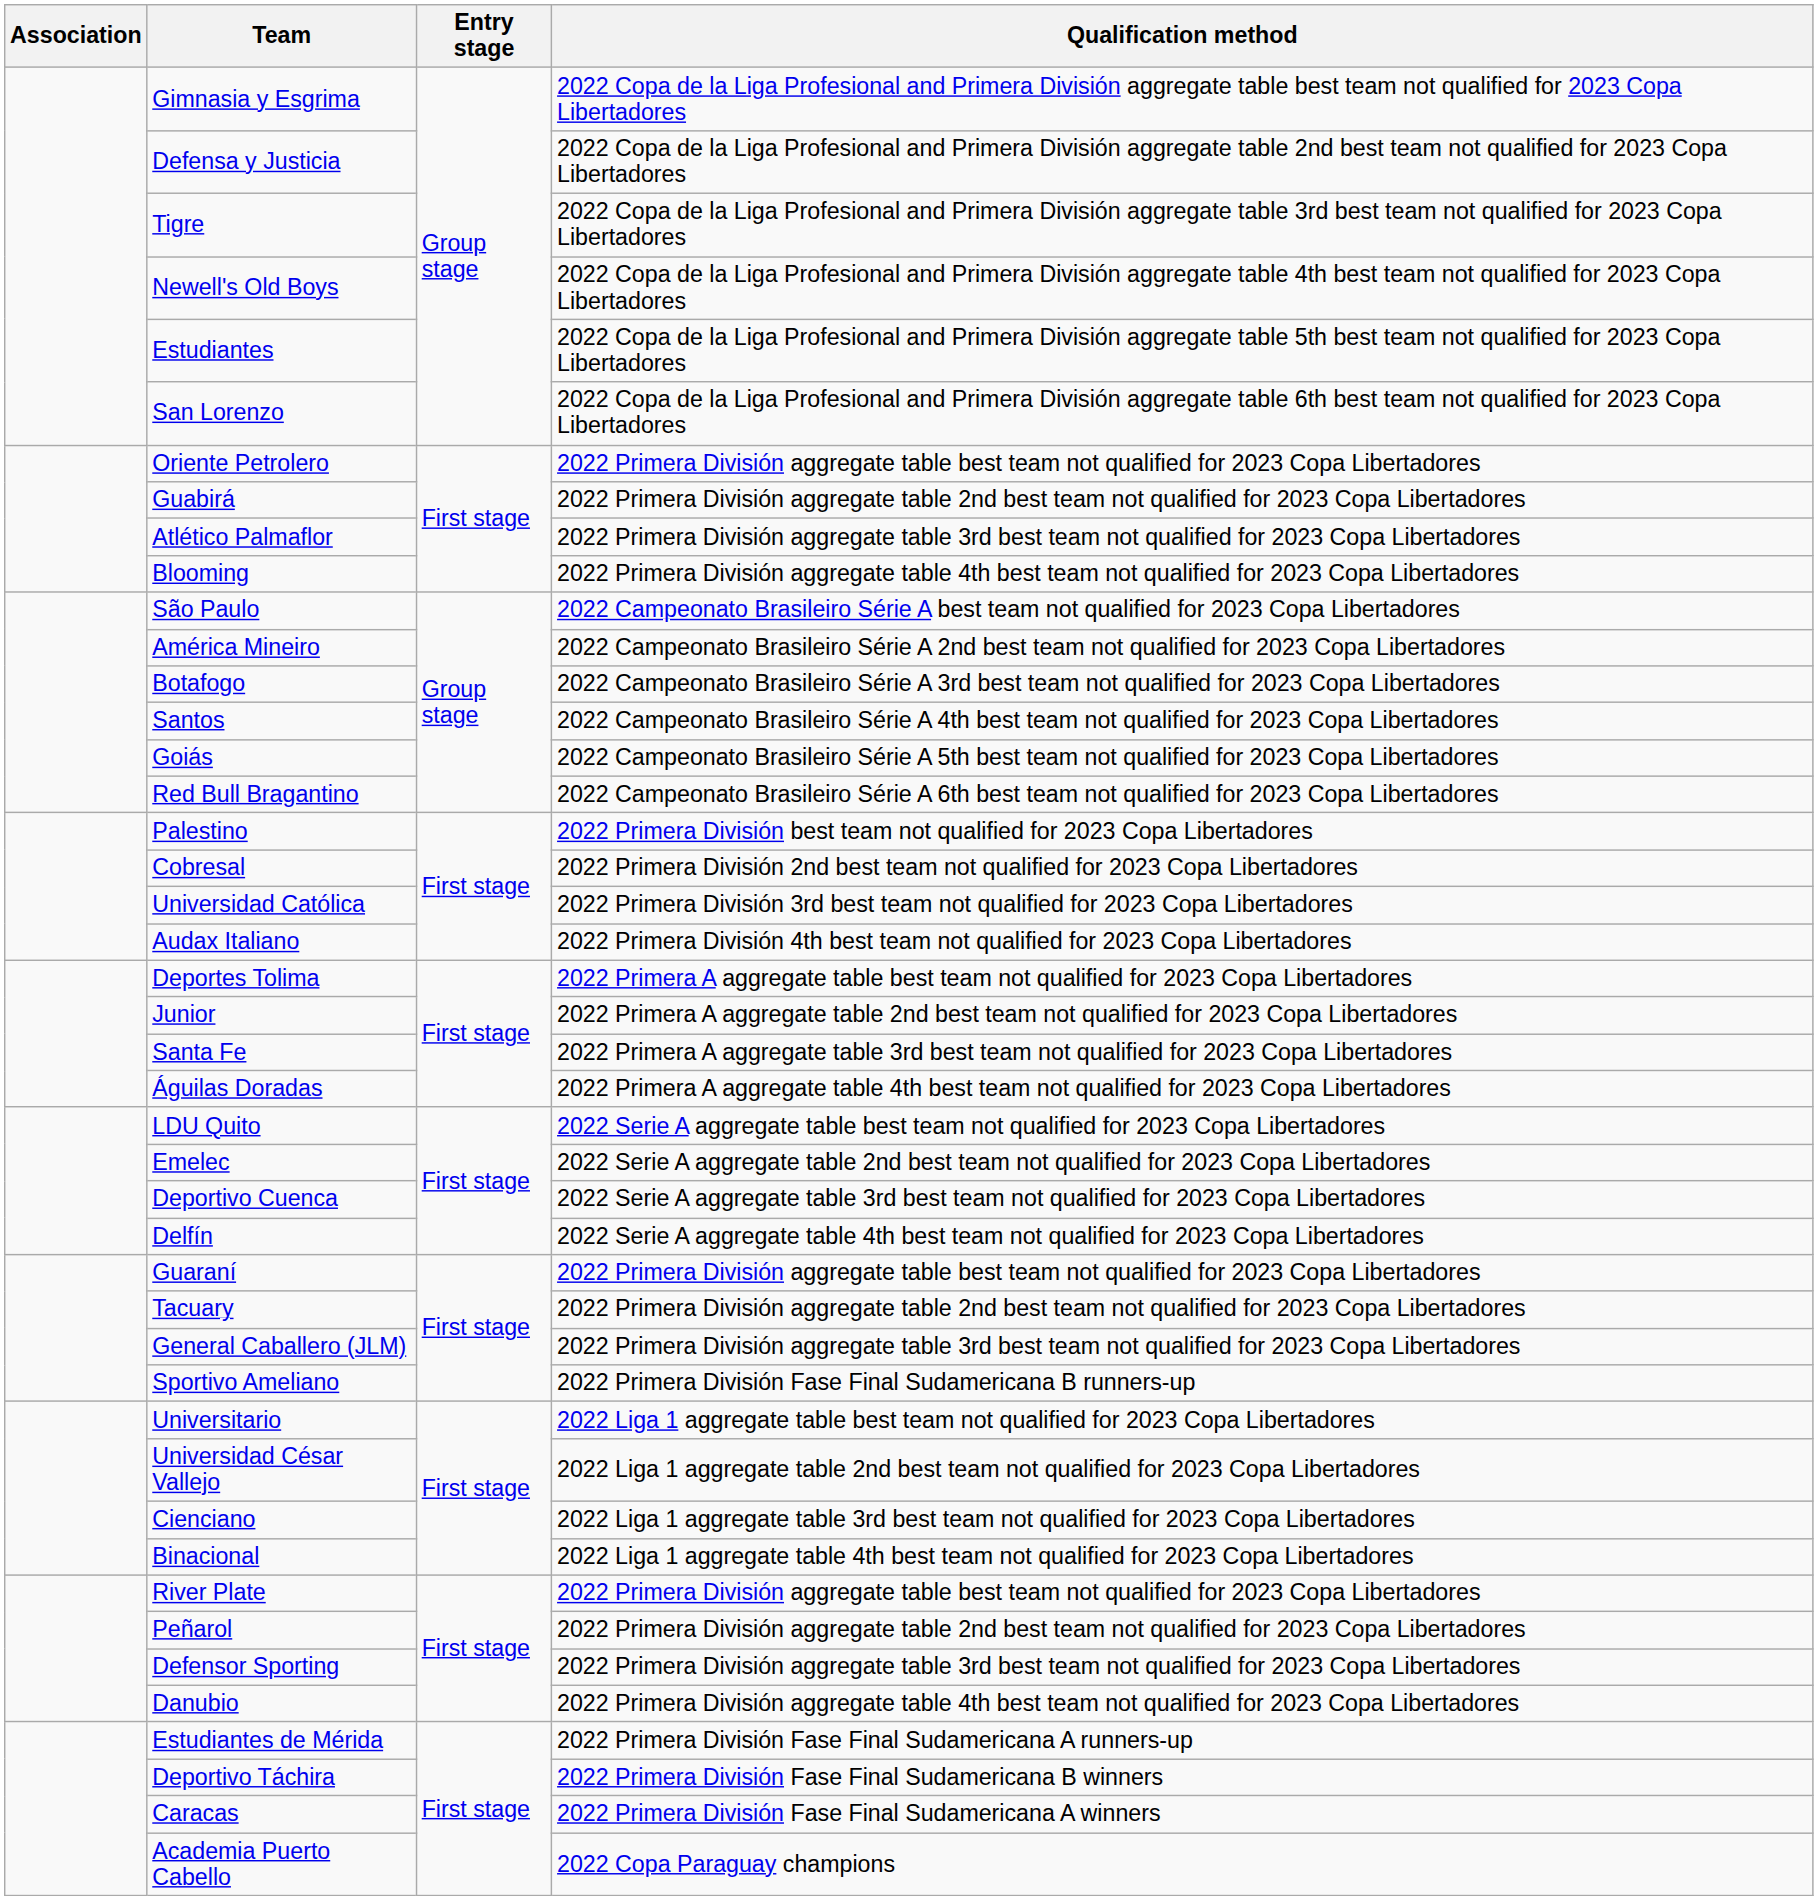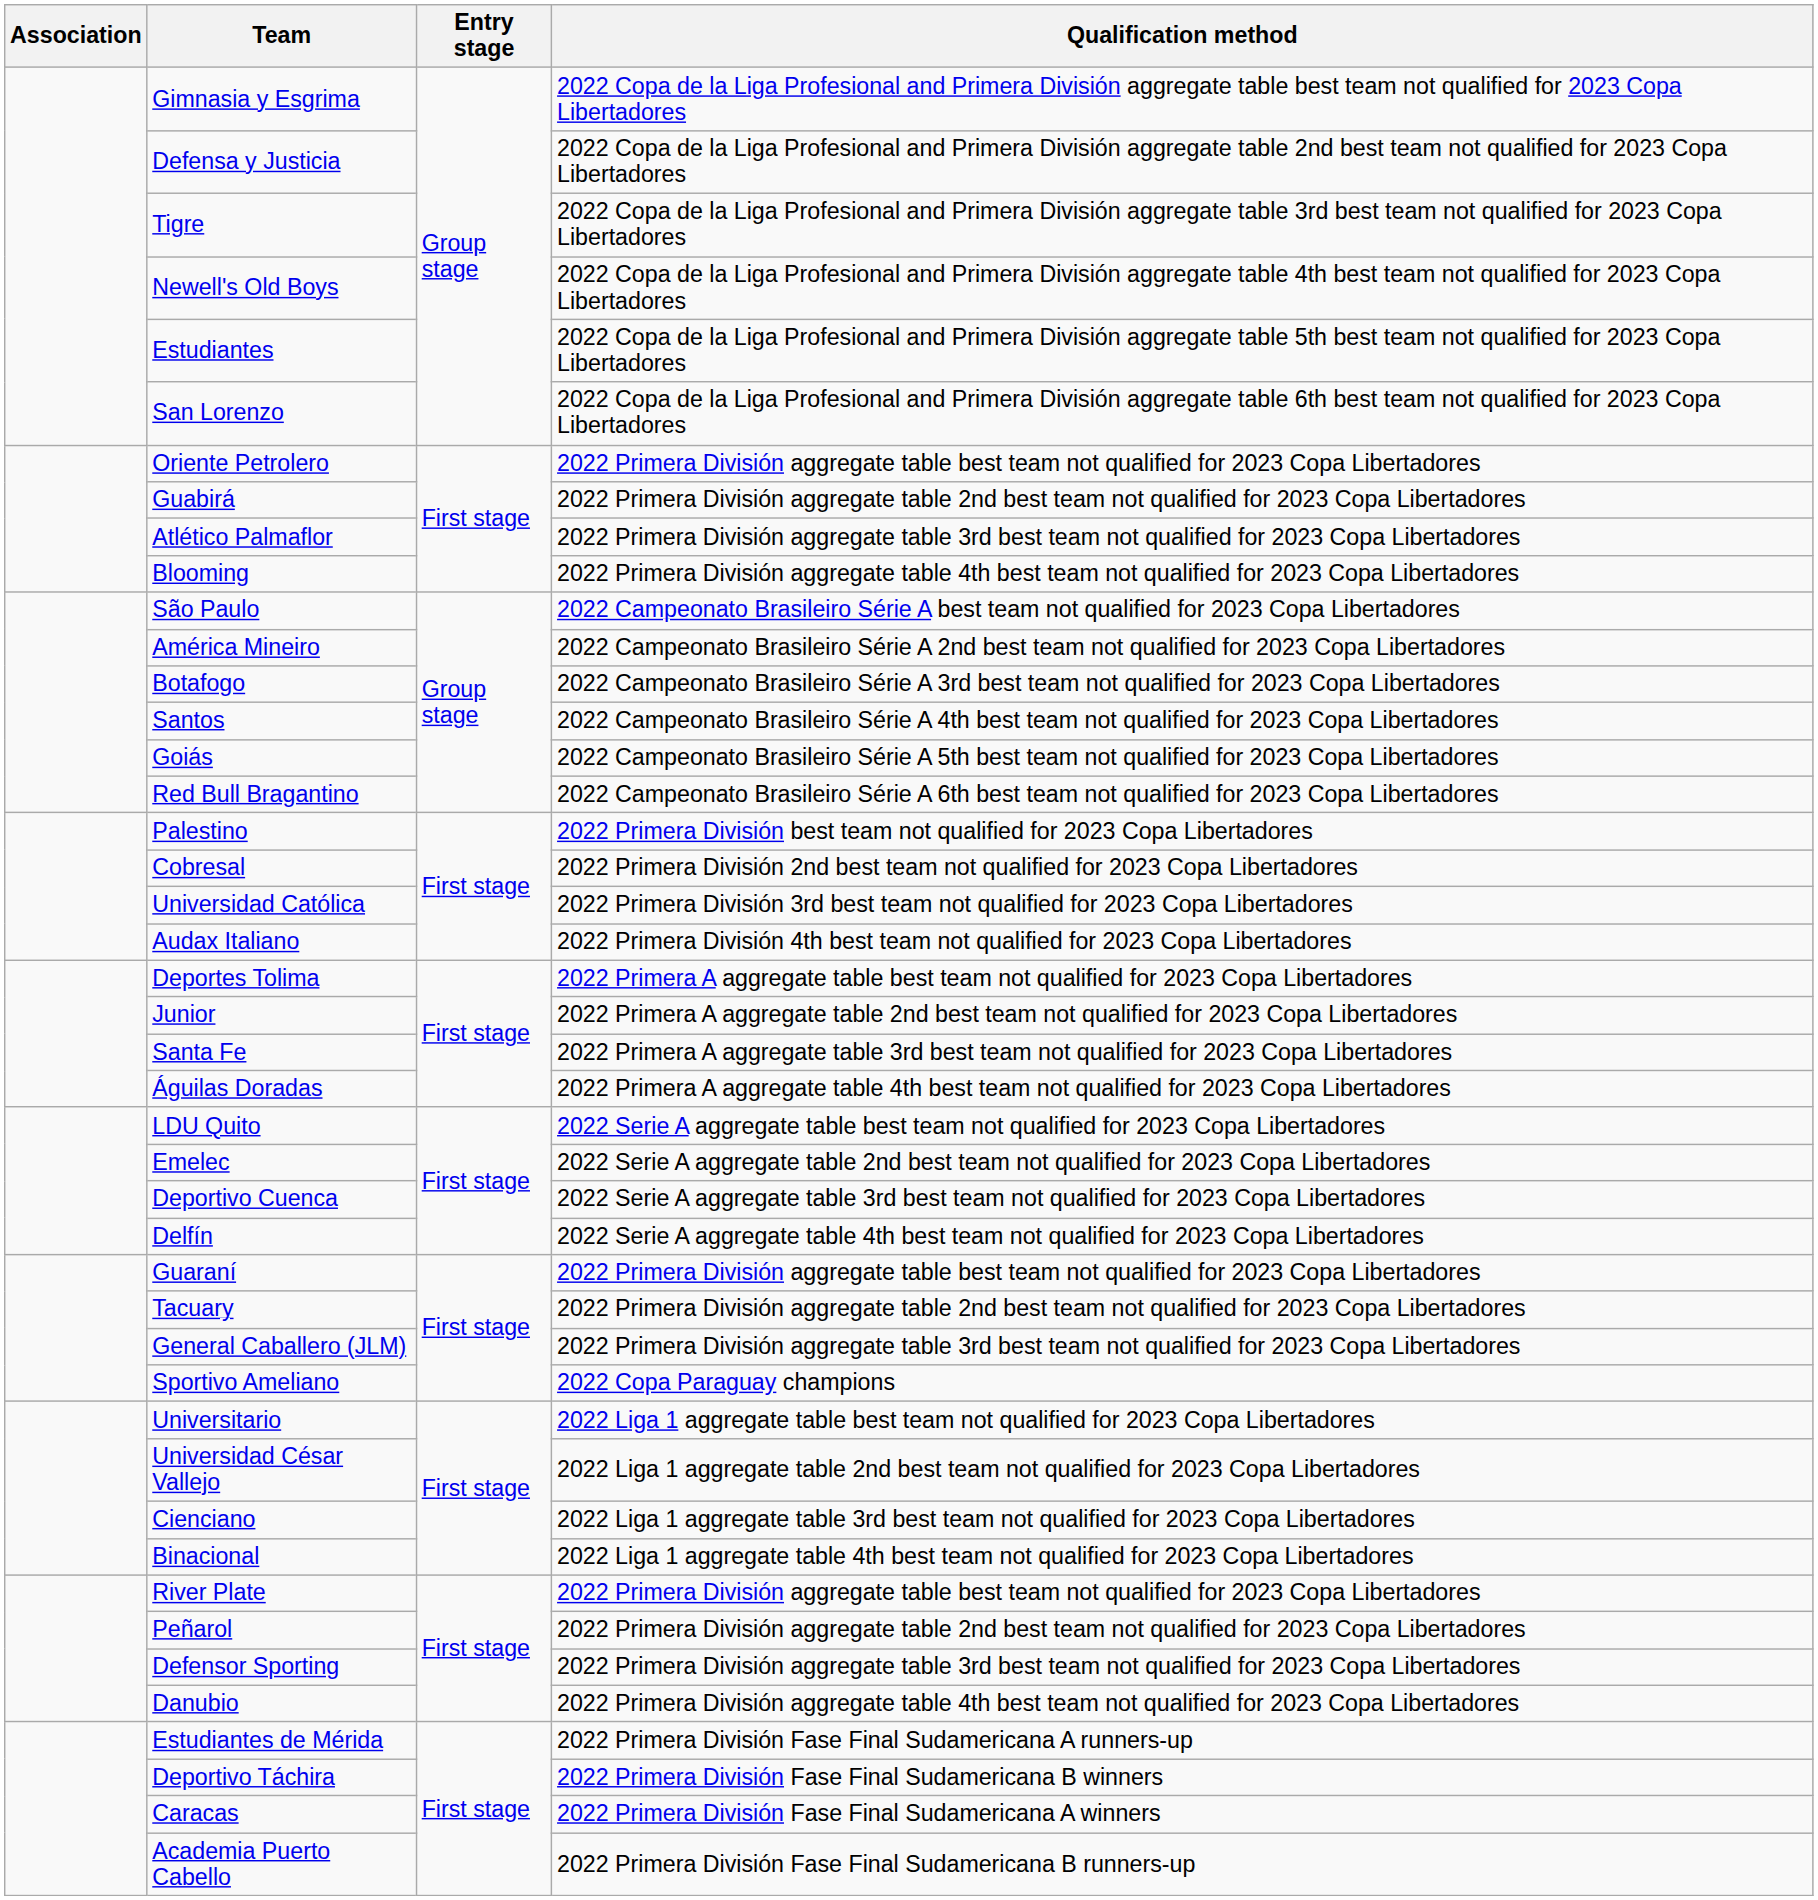(876, 1382) 2022 Primera División Fase Final Sudamericana B runners-up -> (726, 1382) 2022 Copa Paraguay champions
(726, 1863) 2022 Copa Paraguay champions -> (876, 1863) 2022 Primera División Fase Final Sudamericana B runners-up
